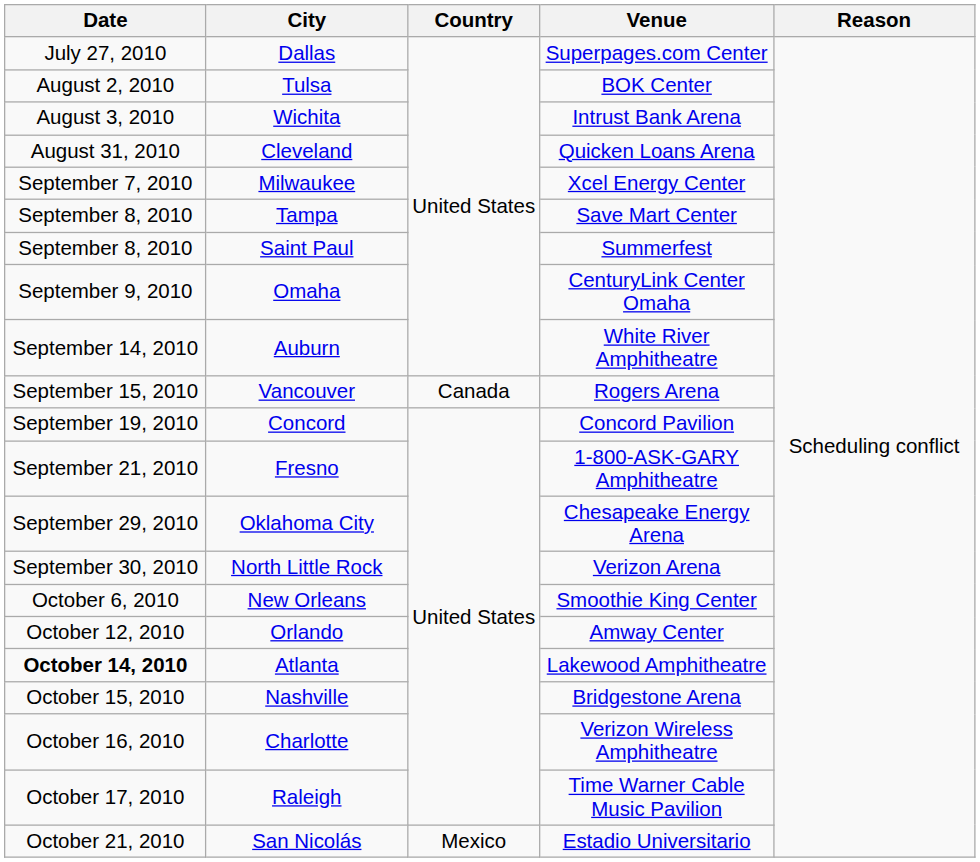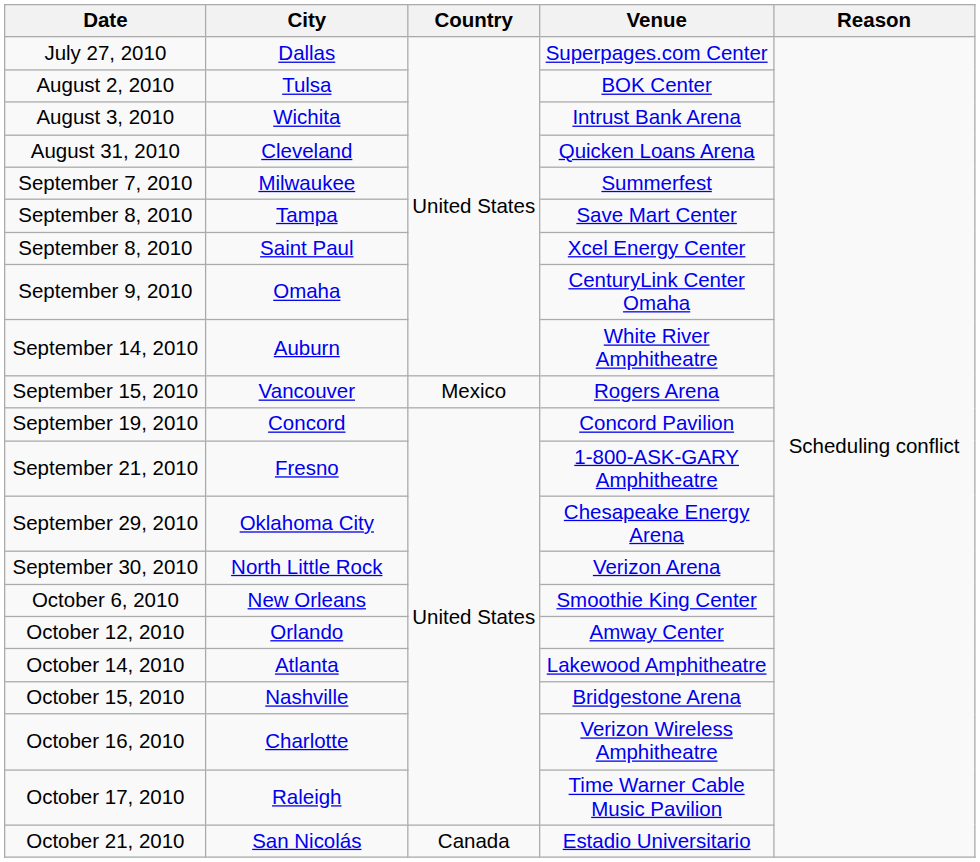(657, 183) Xcel Energy Center -> (657, 183) Summerfest
(657, 248) Summerfest -> (657, 248) Xcel Energy Center
(474, 391) Canada -> (474, 391) Mexico
(105, 665) bold -> (105, 665) normal
(474, 841) Mexico -> (474, 841) Canada
